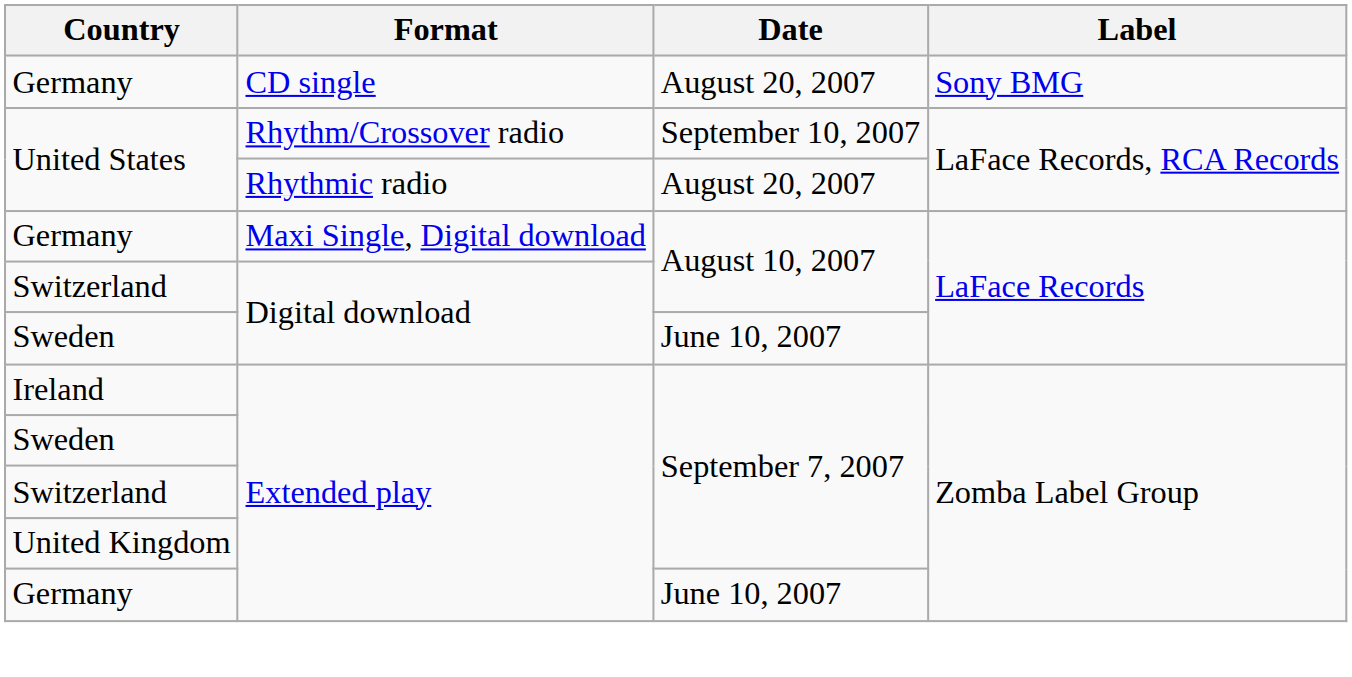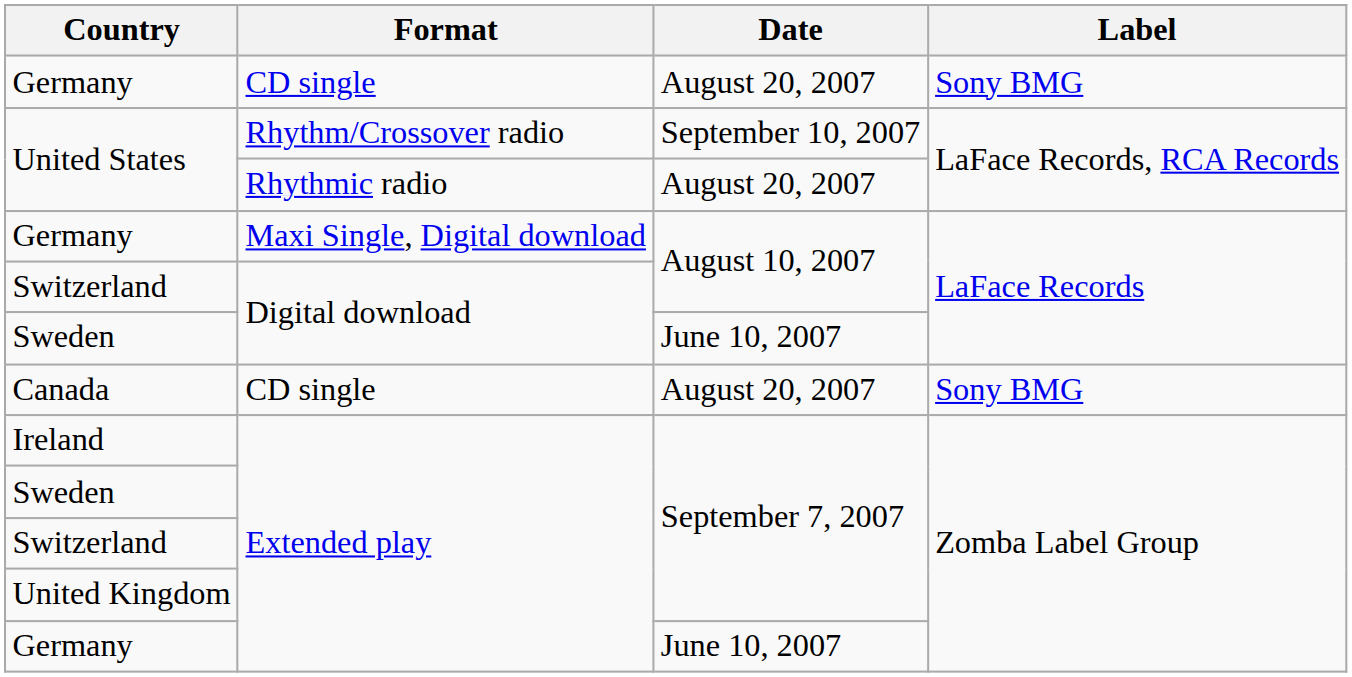+ row: (61, 388)
